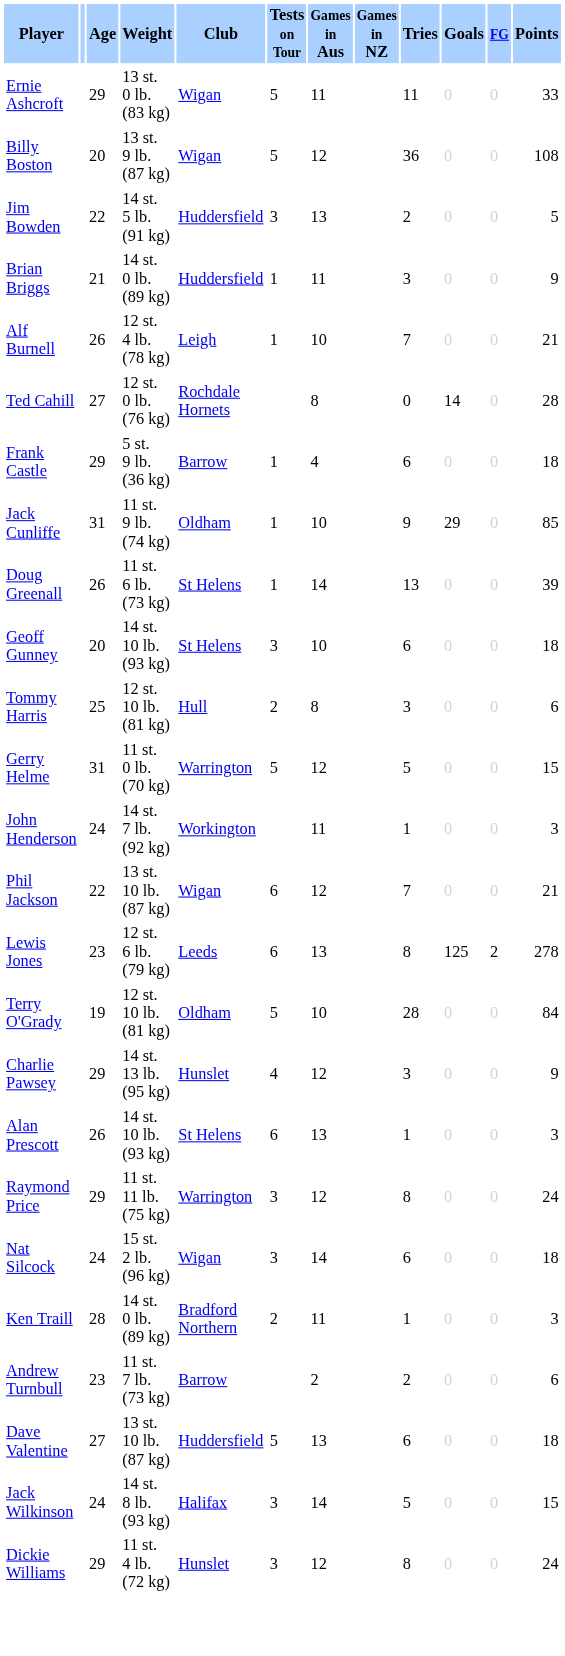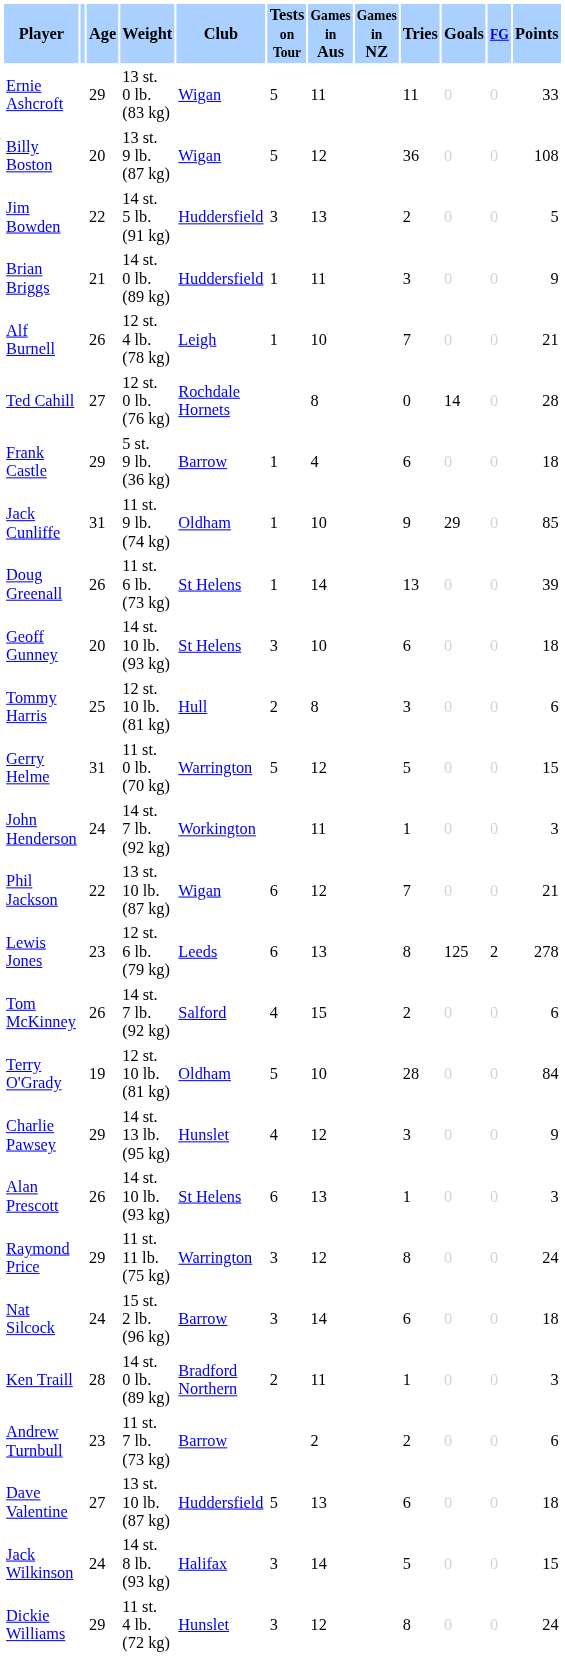+ row: (41, 1012)
(200, 1257) Wigan -> (203, 1318) Barrow
